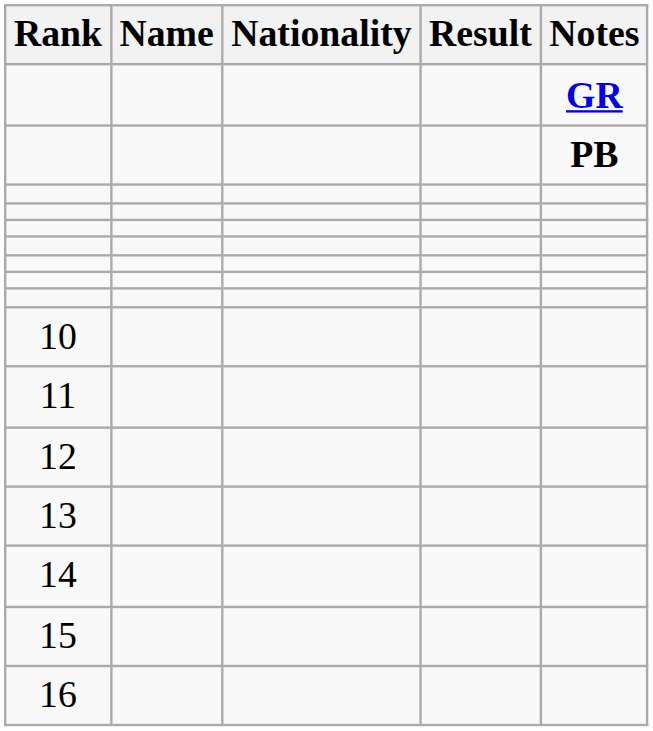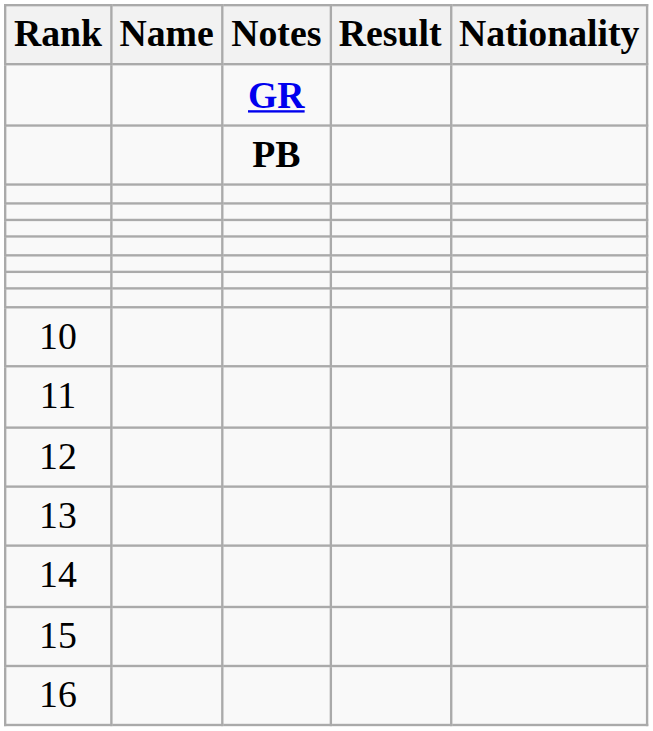columns swapped: (321, 34) <-> (594, 34)
